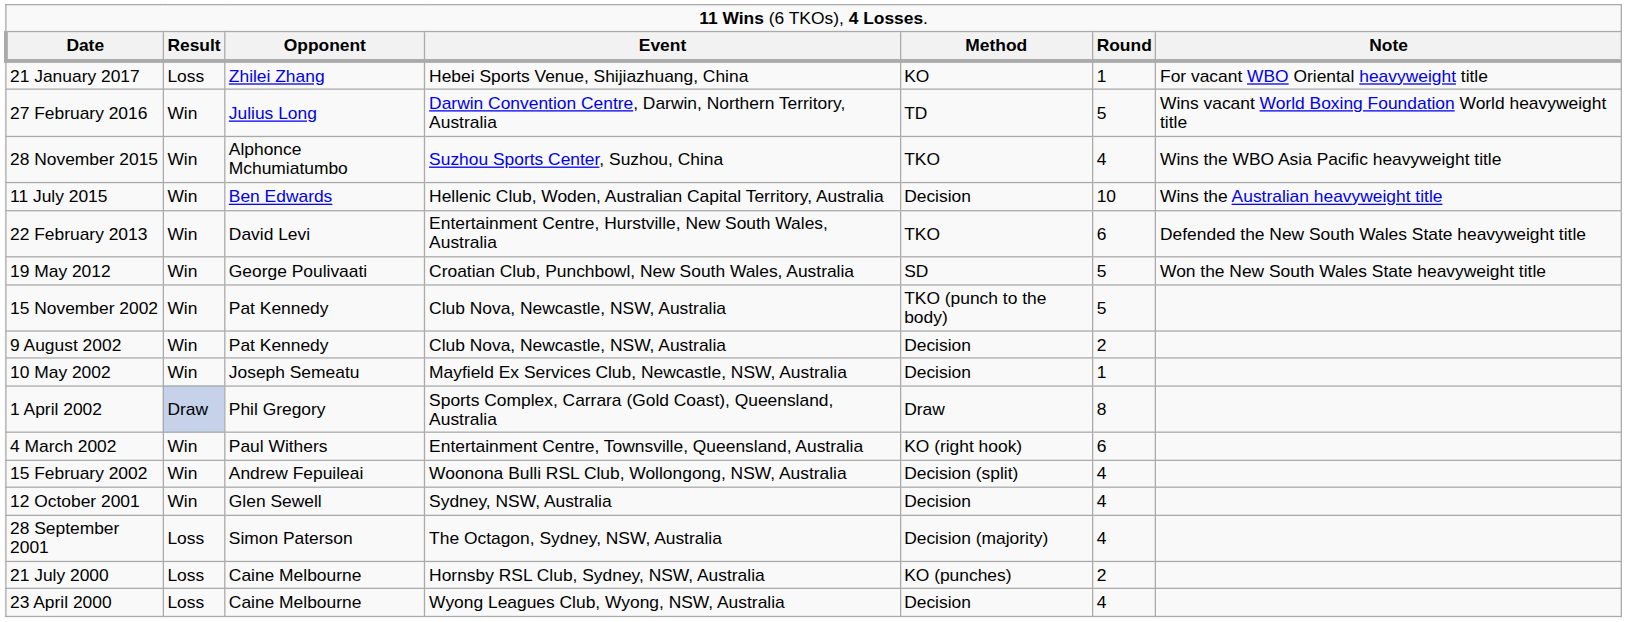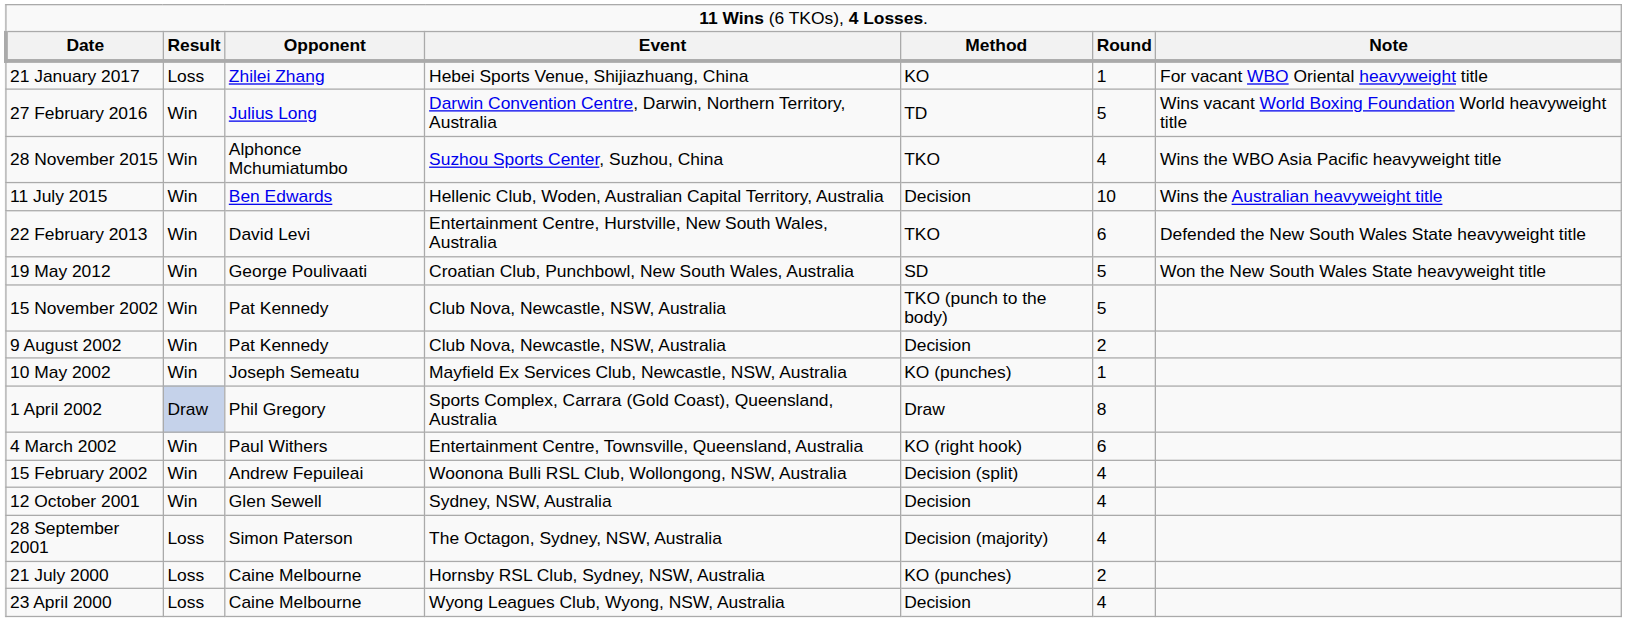(938, 372) Decision -> (958, 372) KO (punches)
